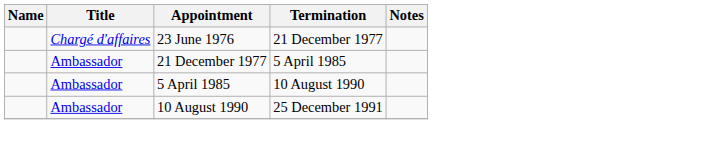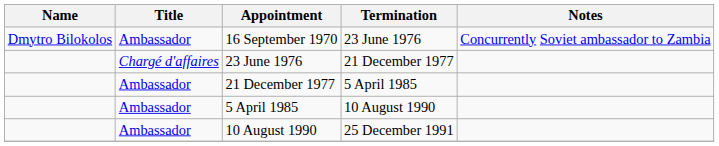+ row: (281, 38)
